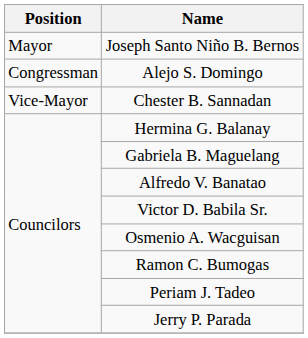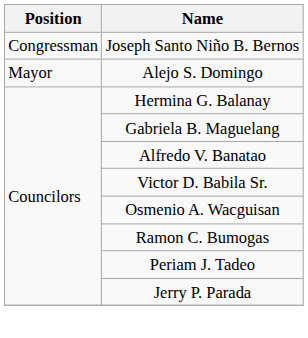(30, 45) Mayor -> (53, 45) Congressman
(53, 73) Congressman -> (30, 73) Mayor
- row: (202, 100)
